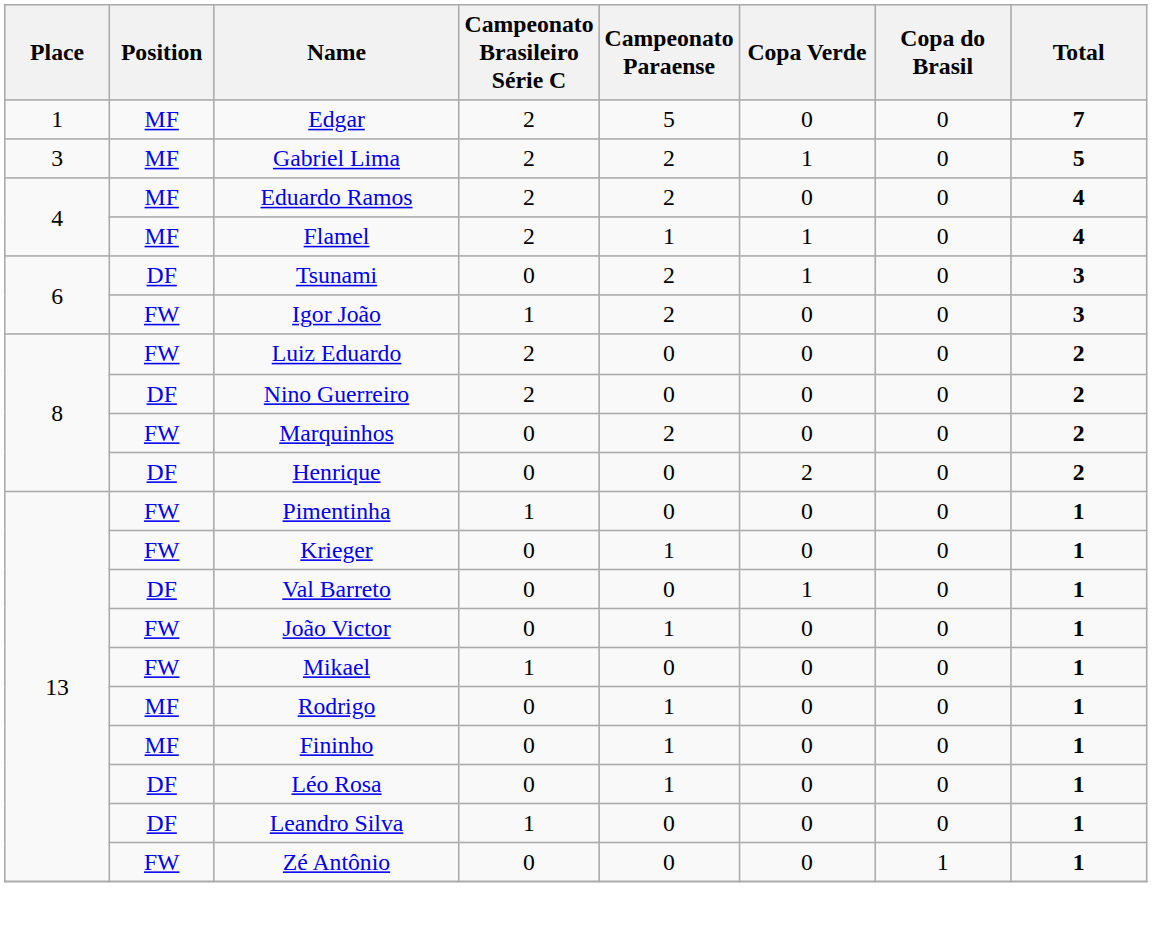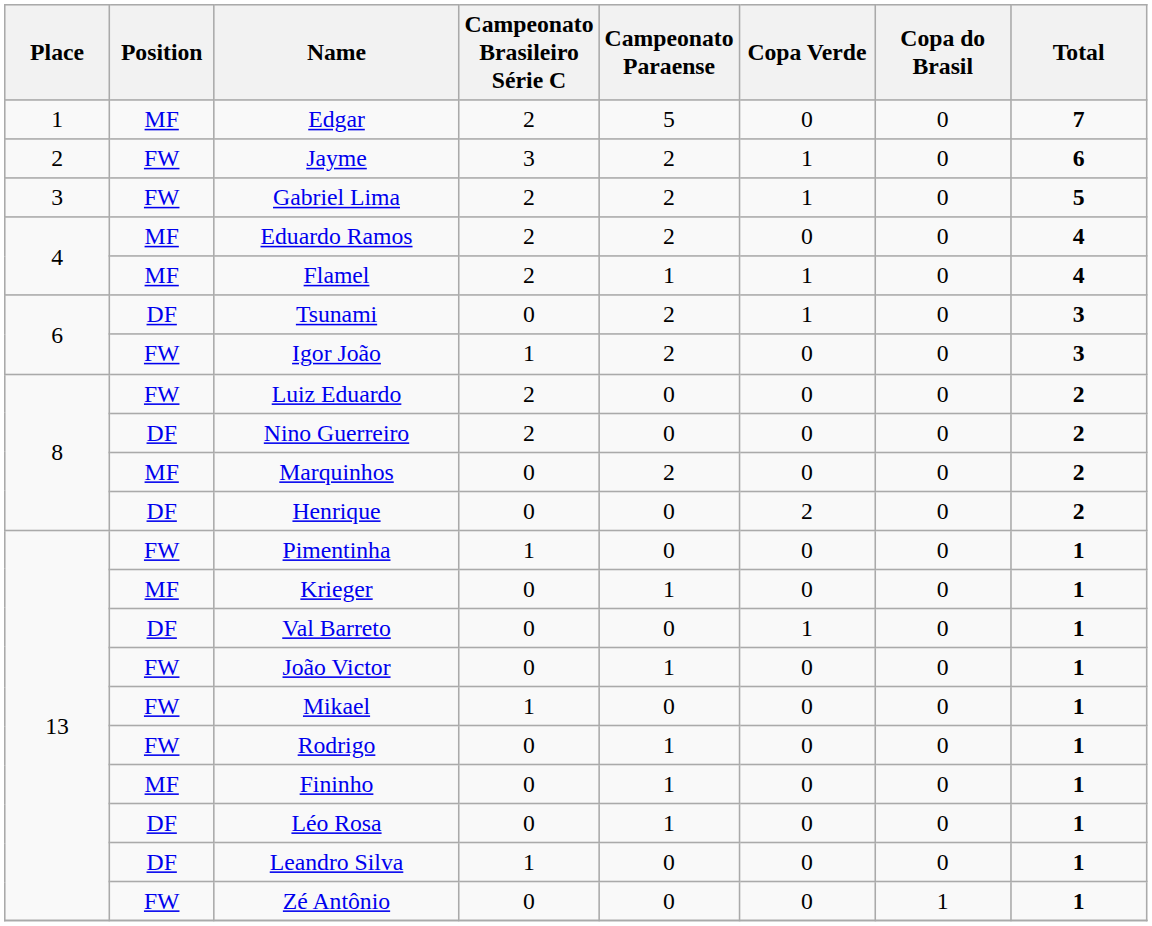+ row: (337, 158)
(162, 158) MF -> (162, 197) FW
(162, 432) FW -> (162, 471) MF
(162, 549) FW -> (162, 588) MF
(162, 705) MF -> (162, 745) FW
